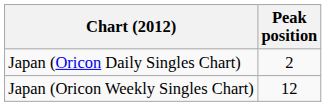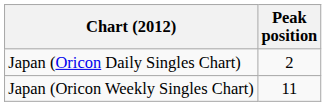(289, 88) 12 -> (289, 88) 11
